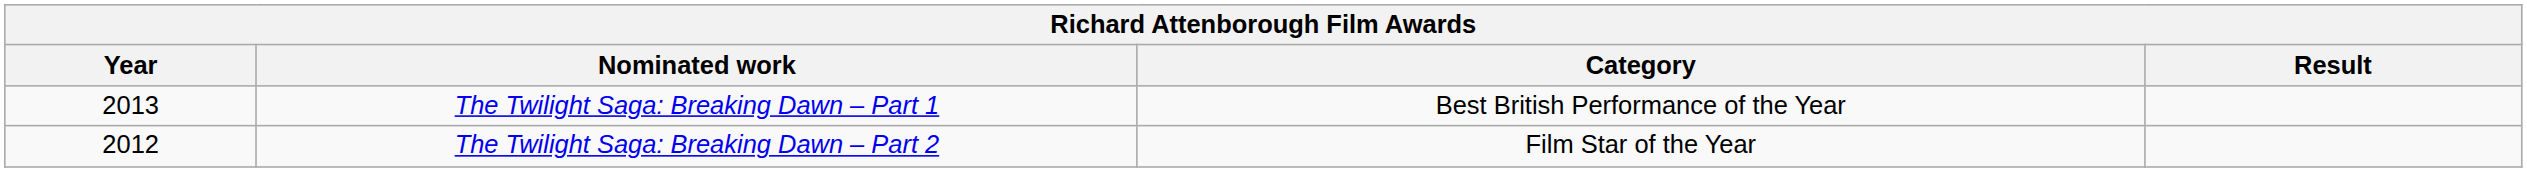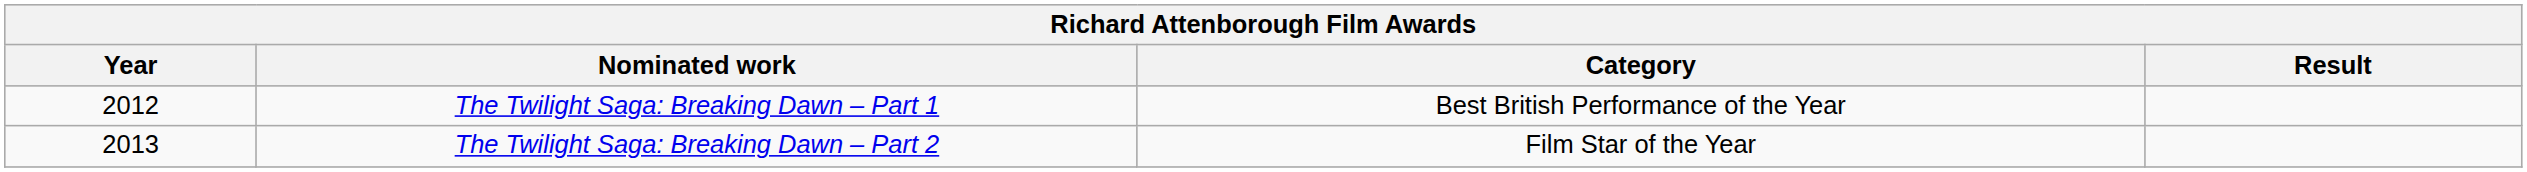(131, 105) 2013 -> (131, 105) 2012
(131, 145) 2012 -> (131, 145) 2013
